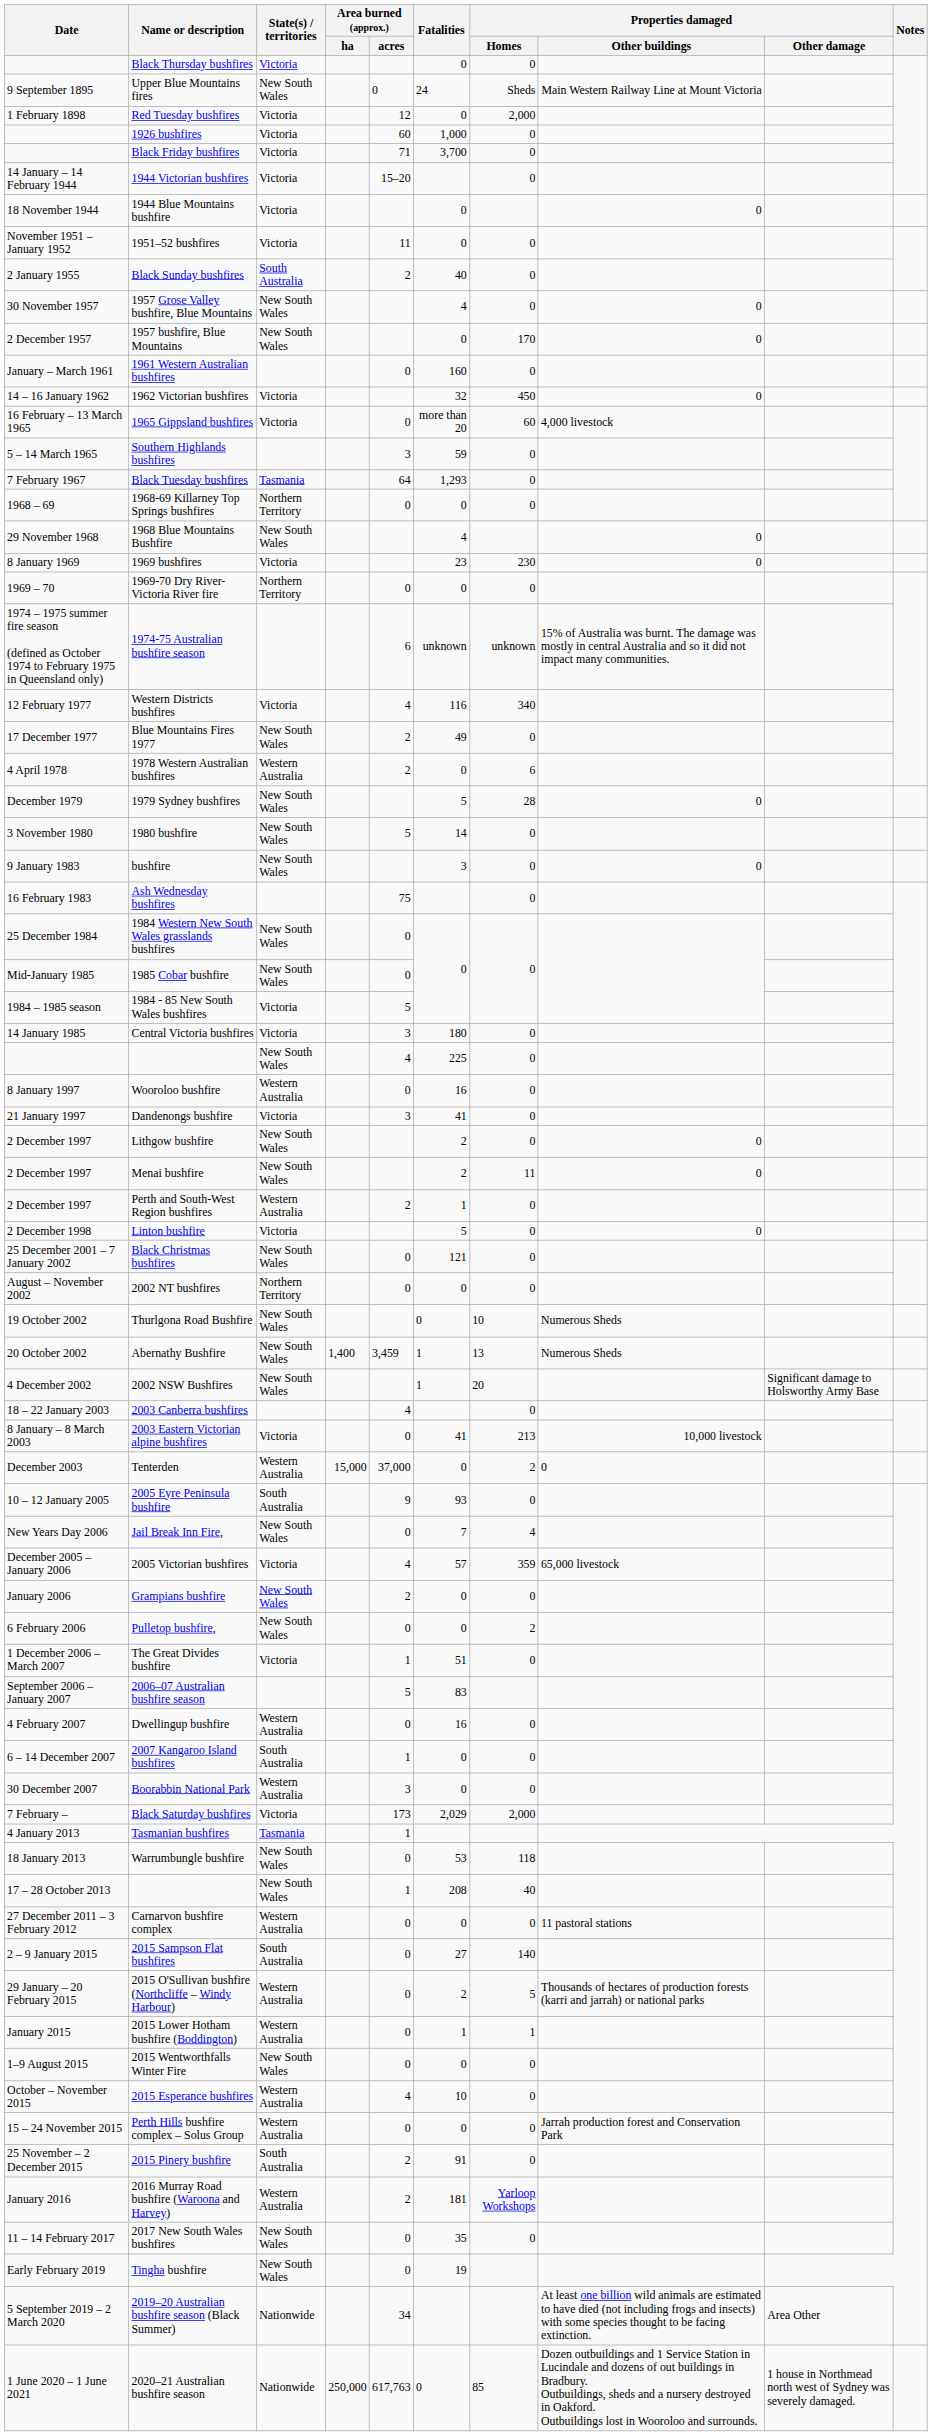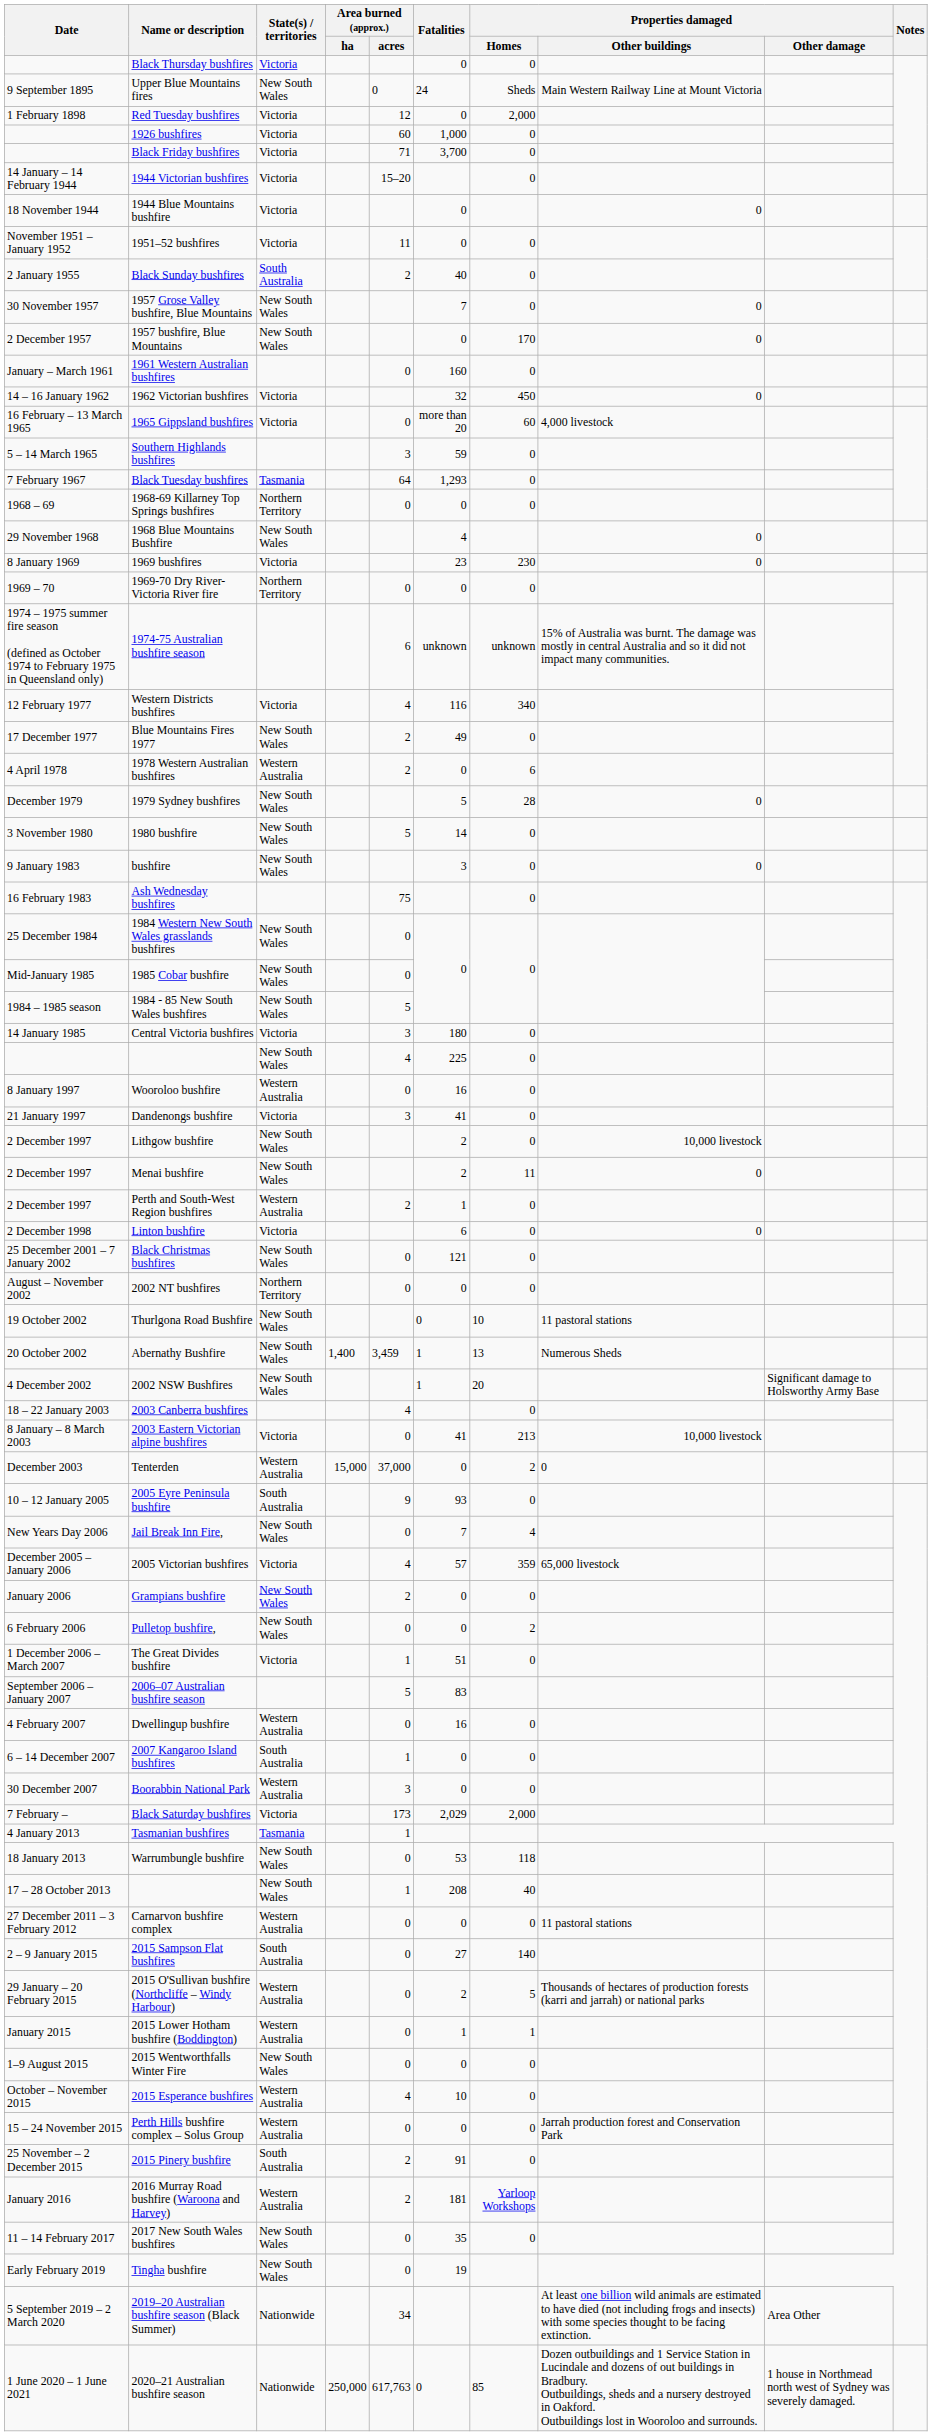(464, 307) 4 -> (464, 307) 7
(278, 1007) Victoria -> (286, 1007) New South Wales
(759, 1141) 0 -> (723, 1141) 10,000 livestock
(464, 1231) 5 -> (464, 1231) 6
(581, 1320) Numerous Sheds -> (586, 1320) 11 pastoral stations
